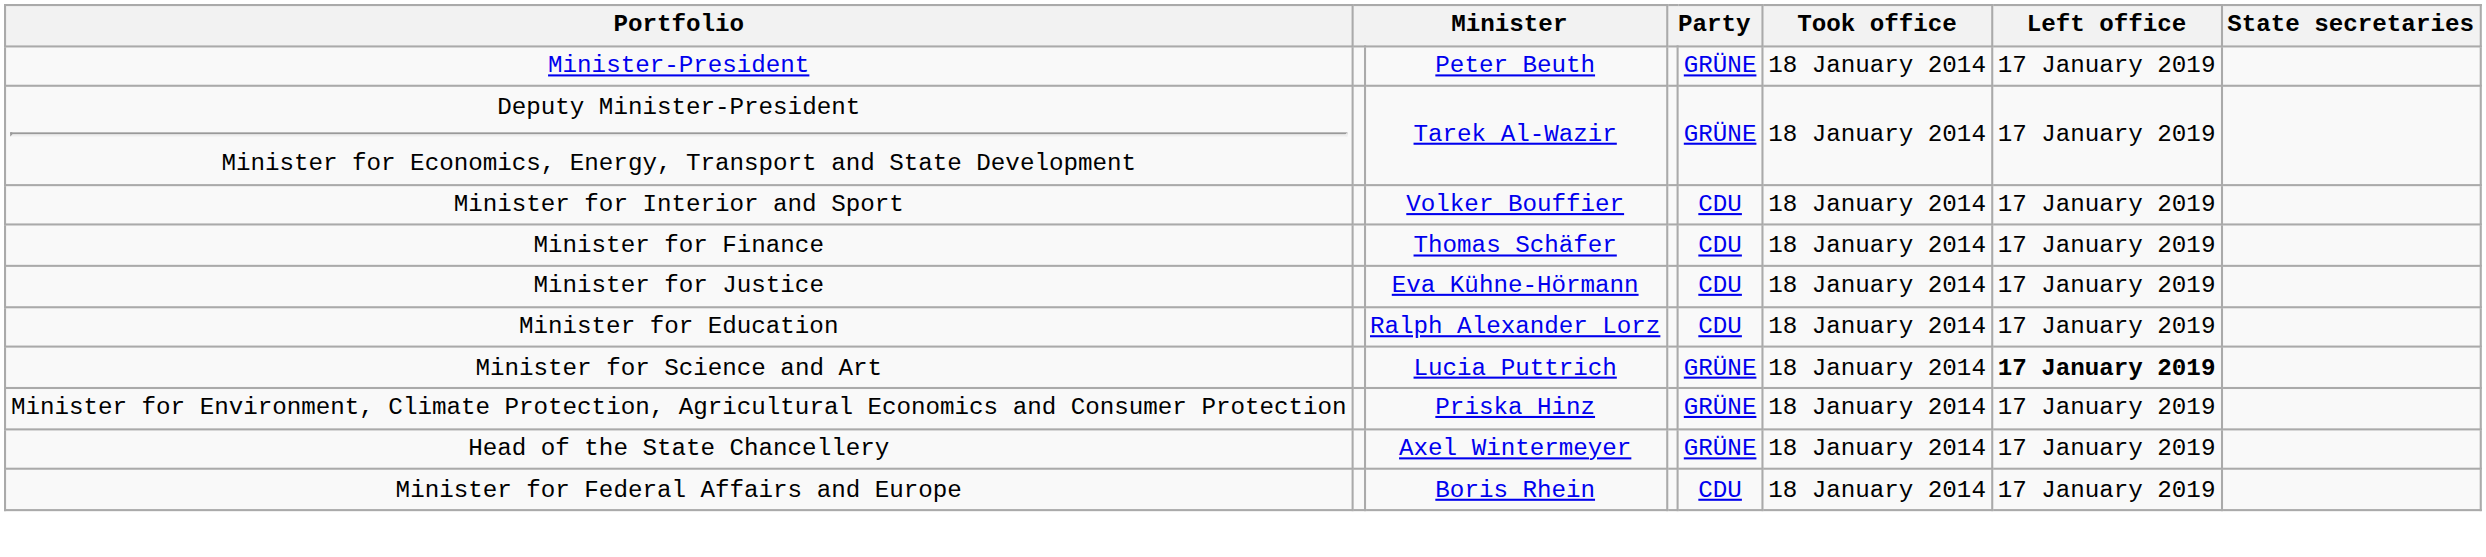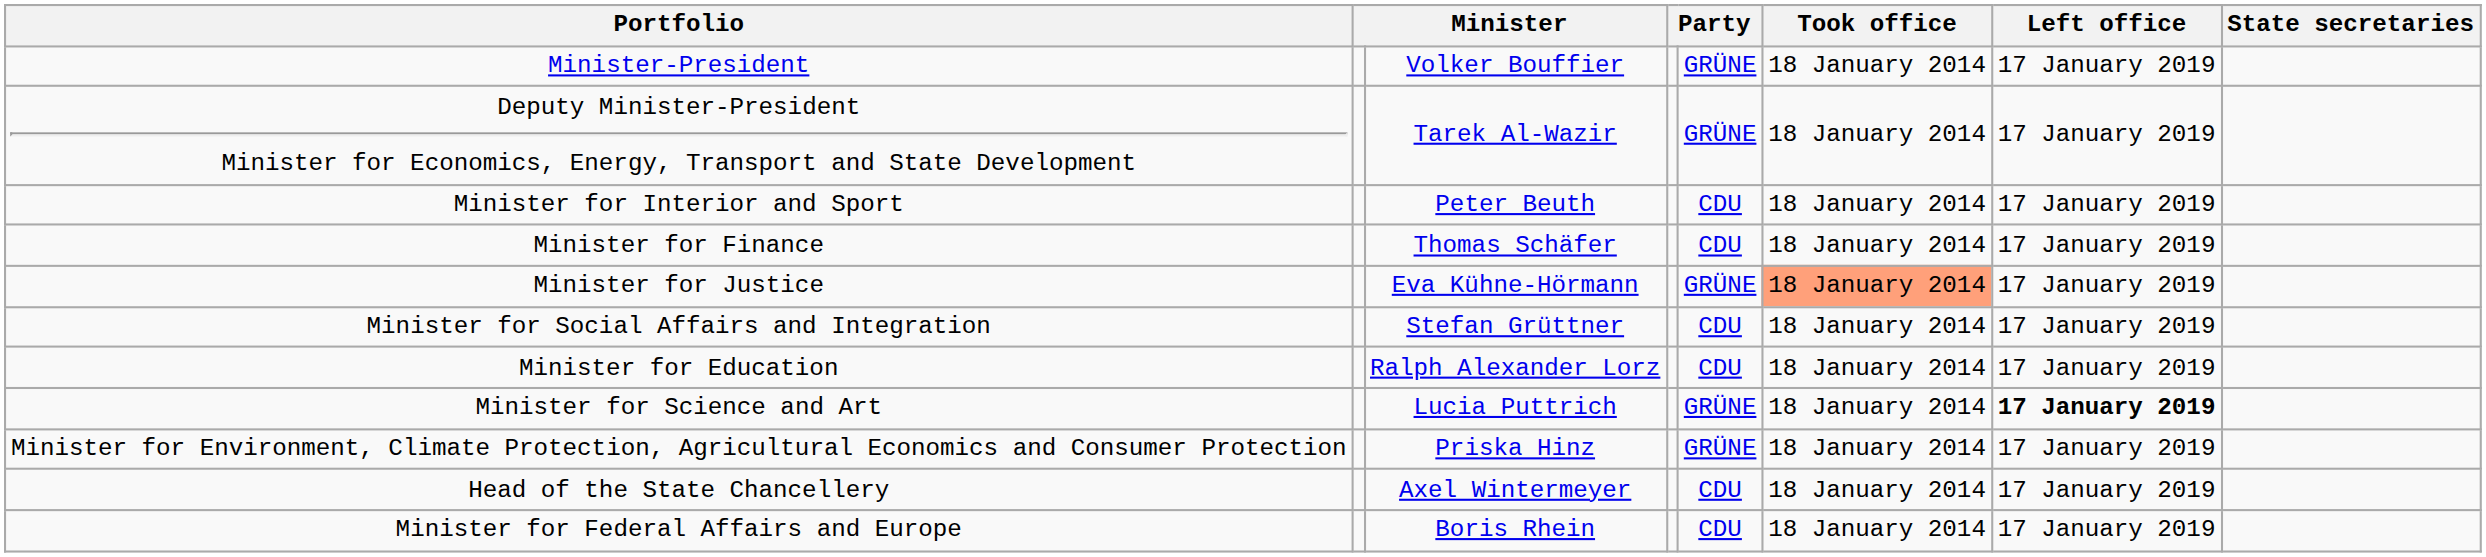(1515, 66) Peter Beuth -> (1515, 66) Volker Bouffier
(1515, 204) Volker Bouffier -> (1515, 204) Peter Beuth
(1720, 286) CDU -> (1720, 286) GRÜNE
(1877, 286) no background -> (1877, 286) lightsalmon background
+ row: (679, 327)
(1720, 449) GRÜNE -> (1720, 489) CDU
